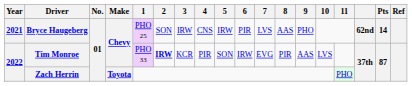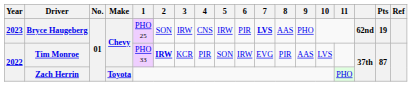(14, 30) 2021 -> (14, 30) 2023
(265, 30) normal -> (265, 30) bold
(383, 30) 14 -> (383, 30) 19
